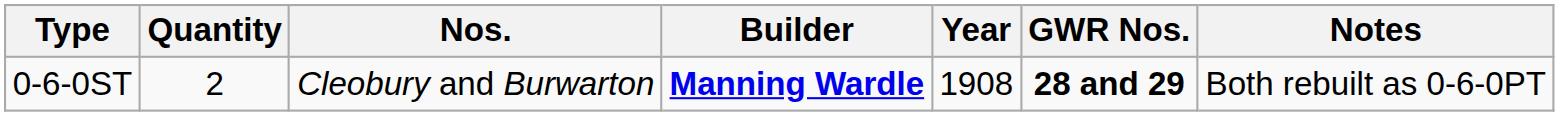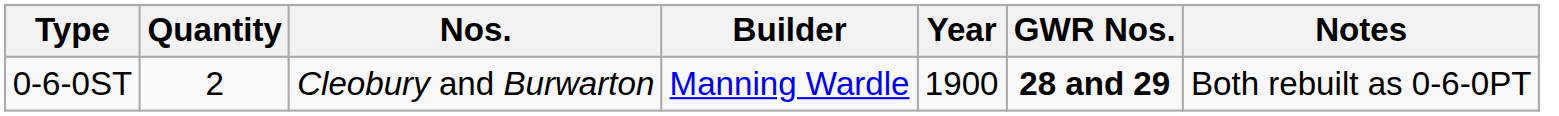(797, 83) bold -> (790, 83) normal
(976, 83) 1908 -> (962, 83) 1900
